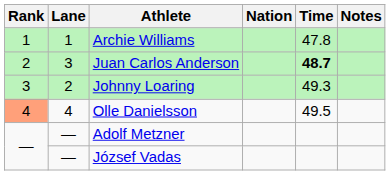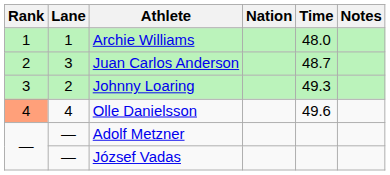(316, 39) 47.8 -> (316, 39) 48.0
(316, 63) bold -> (316, 63) normal
(316, 110) 49.5 -> (316, 110) 49.6
